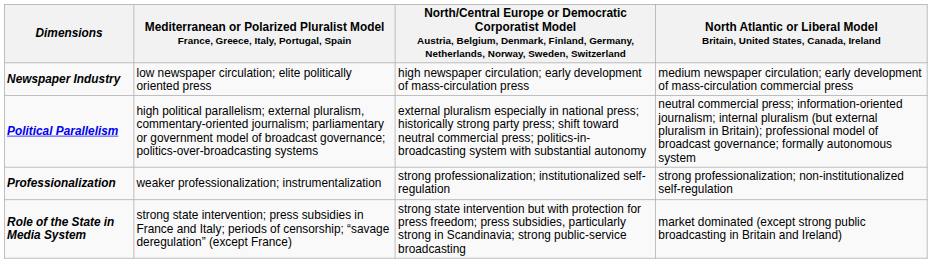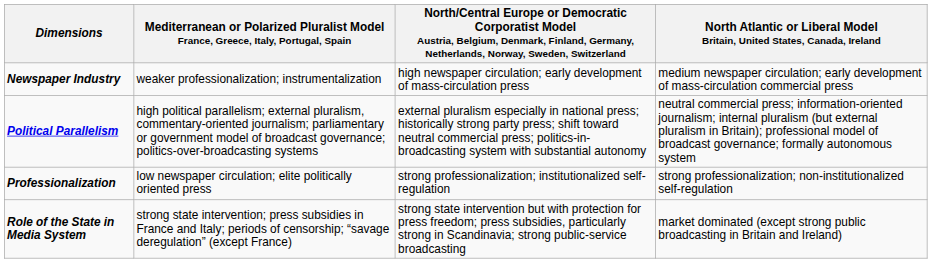(244, 79) low newspaper circulation; elite politically oriented press -> (259, 79) weaker professionalization; instrumentalization
(259, 183) weaker professionalization; instrumentalization -> (244, 183) low newspaper circulation; elite politically oriented press
